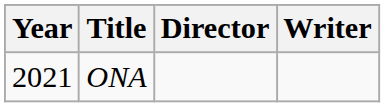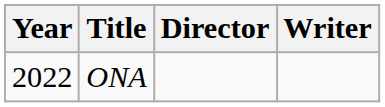(42, 76) 2021 -> (42, 76) 2022
